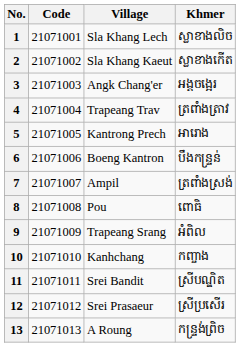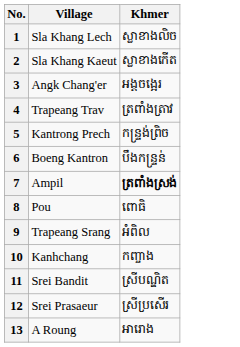- column: (56, 14)
(194, 133) អារោង -> (146, 133) កន្ទ្រង់ព្រិច
(205, 182) normal -> (150, 182) bold
(201, 329) កន្ទ្រង់ព្រិច -> (138, 329) អារោង
